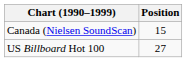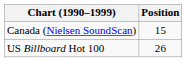(160, 48) 27 -> (160, 48) 26
